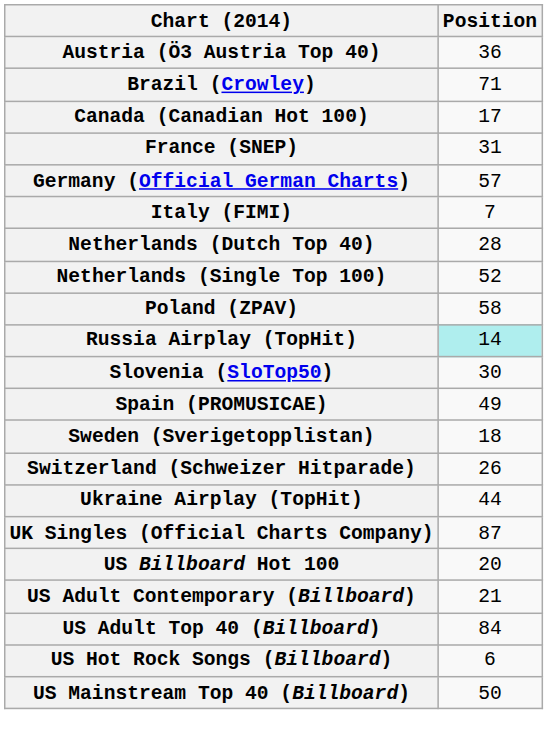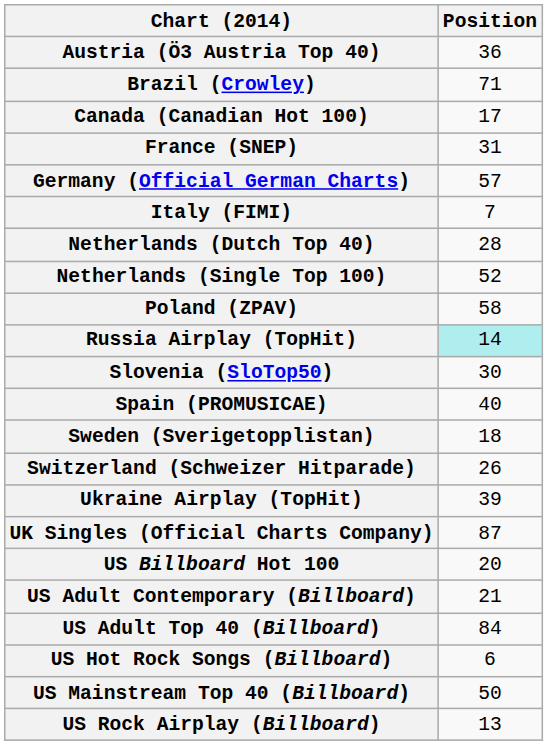(490, 405) 49 -> (490, 405) 40
(490, 501) 44 -> (490, 501) 39
+ row: (221, 725)
